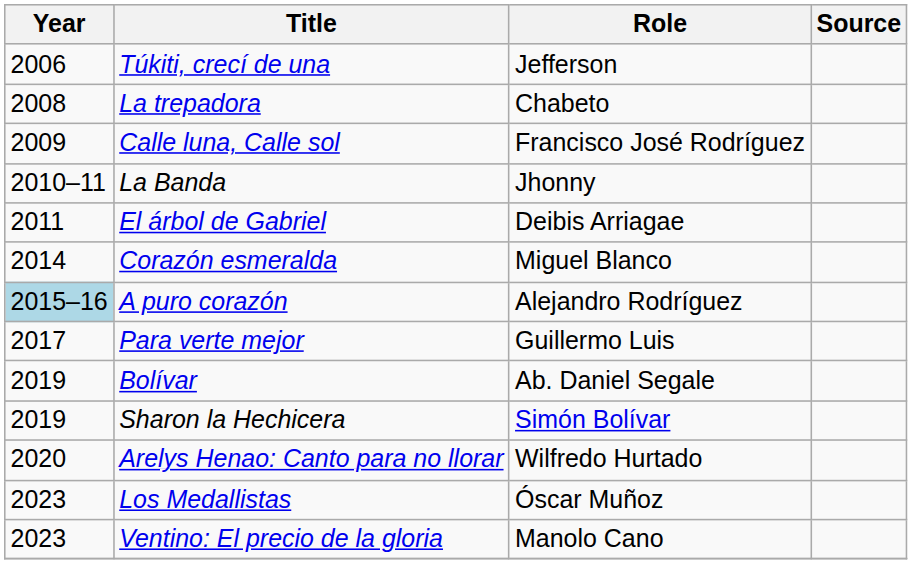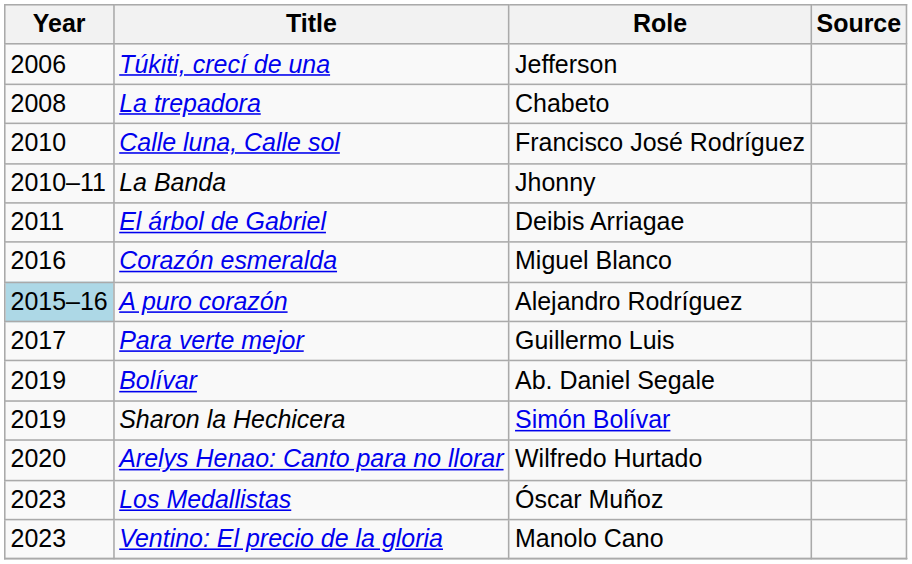(38, 143) 2009 -> (38, 143) 2010
(38, 261) 2014 -> (38, 261) 2016
